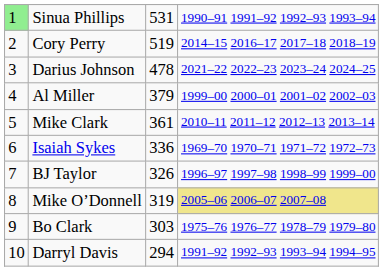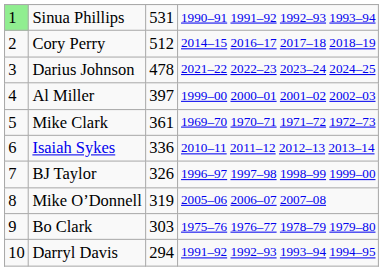(162, 43) 519 -> (162, 43) 512
(162, 95) 379 -> (162, 95) 397
(278, 122) 2010–11 2011–12 2012–13 2013–14 -> (278, 122) 1969–70 1970–71 1971–72 1972–73
(278, 148) 1969–70 1970–71 1971–72 1972–73 -> (278, 148) 2010–11 2011–12 2012–13 2013–14
(254, 200) khaki background -> (254, 200) no background
